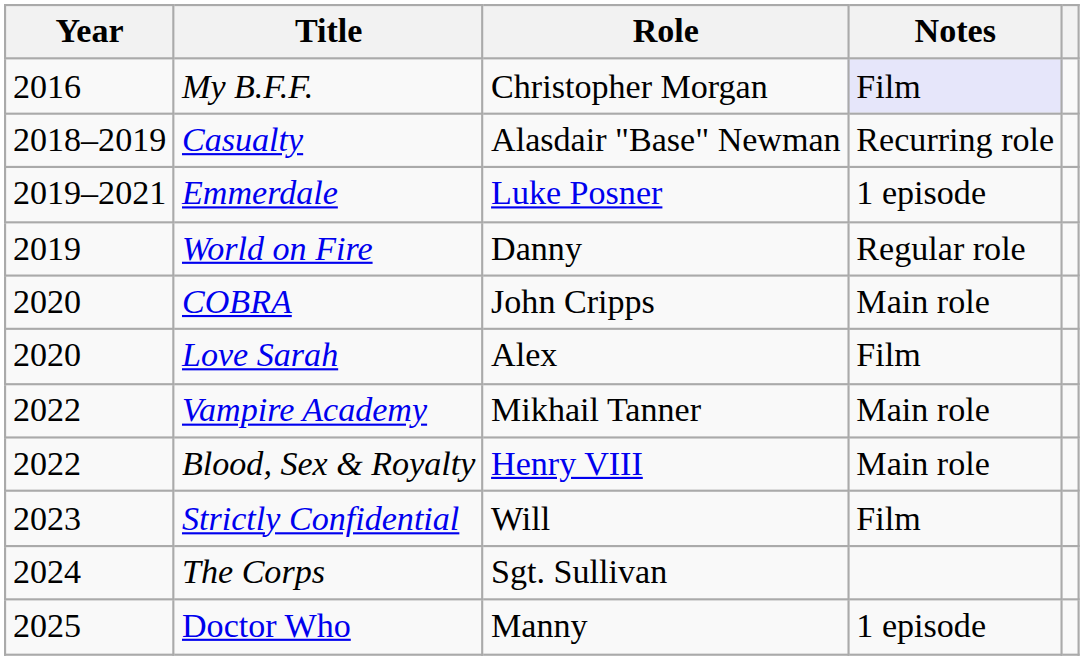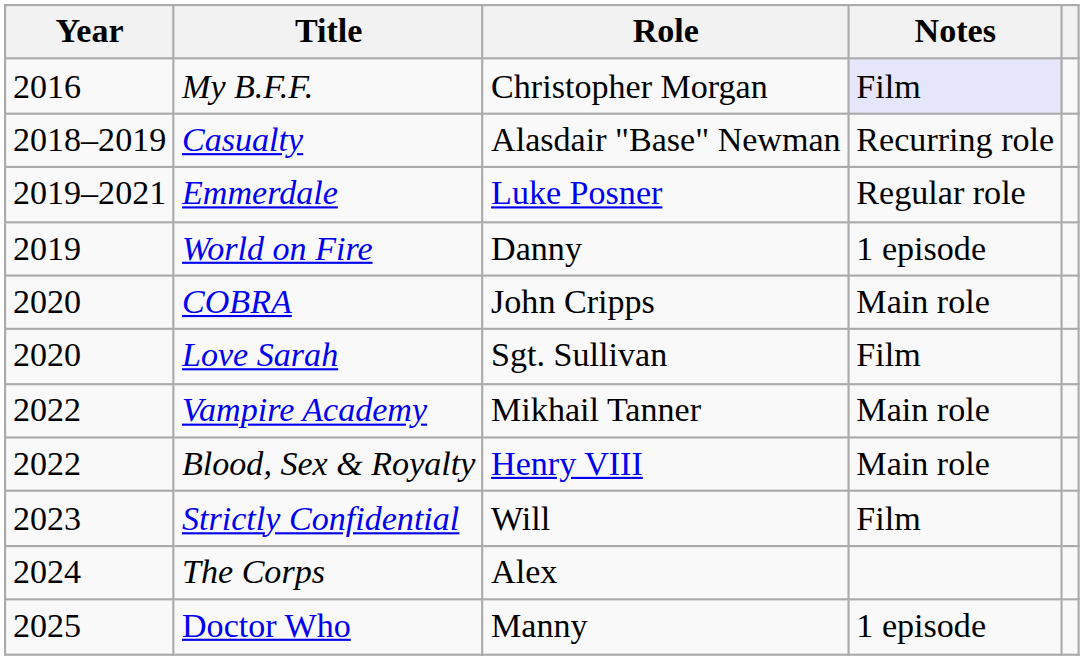(921, 193) 1 episode -> (941, 193) Regular role
(941, 247) Regular role -> (921, 247) 1 episode
(524, 355) Alex -> (579, 355) Sgt. Sullivan
(579, 572) Sgt. Sullivan -> (524, 572) Alex
